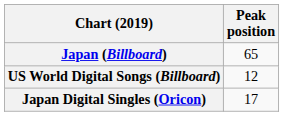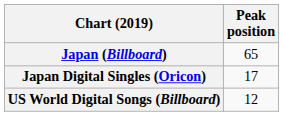rows swapped: (114, 99) <-> (114, 76)
